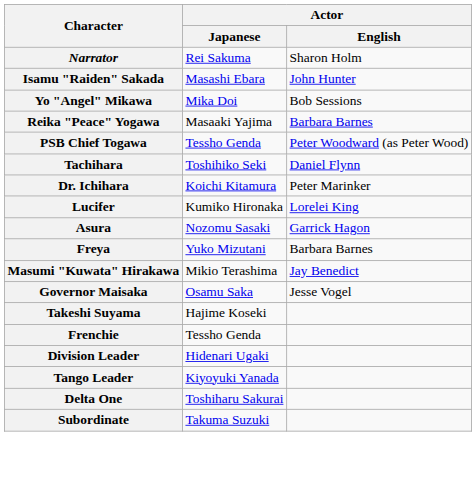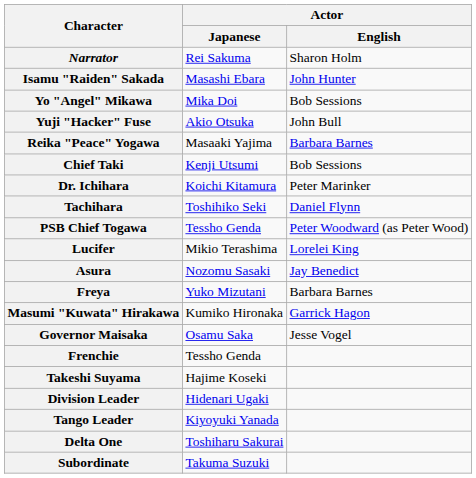+ row: (93, 121)
+ row: (93, 164)
rows swapped: (93, 143) <-> (93, 185)
(234, 206) Kumiko Hironaka -> (231, 249) Mikio Terashima
(330, 228) Garrick Hagon -> (324, 270) Jay Benedict
(231, 270) Mikio Terashima -> (234, 313) Kumiko Hironaka
(324, 270) Jay Benedict -> (330, 313) Garrick Hagon
rows swapped: (93, 313) <-> (93, 334)
